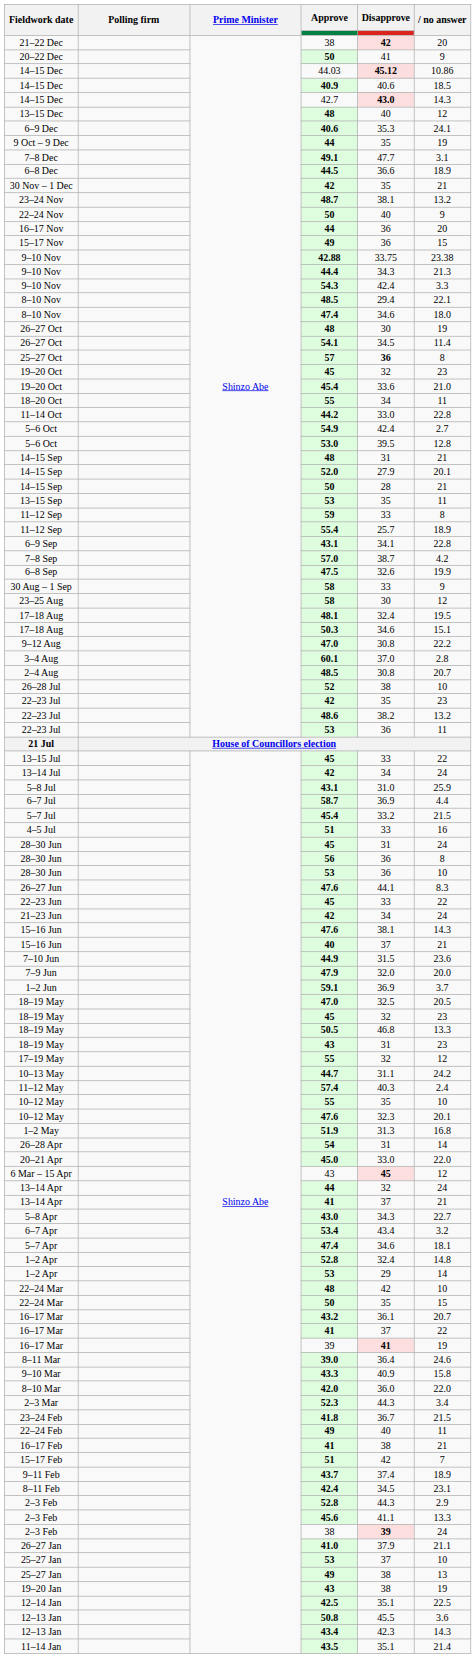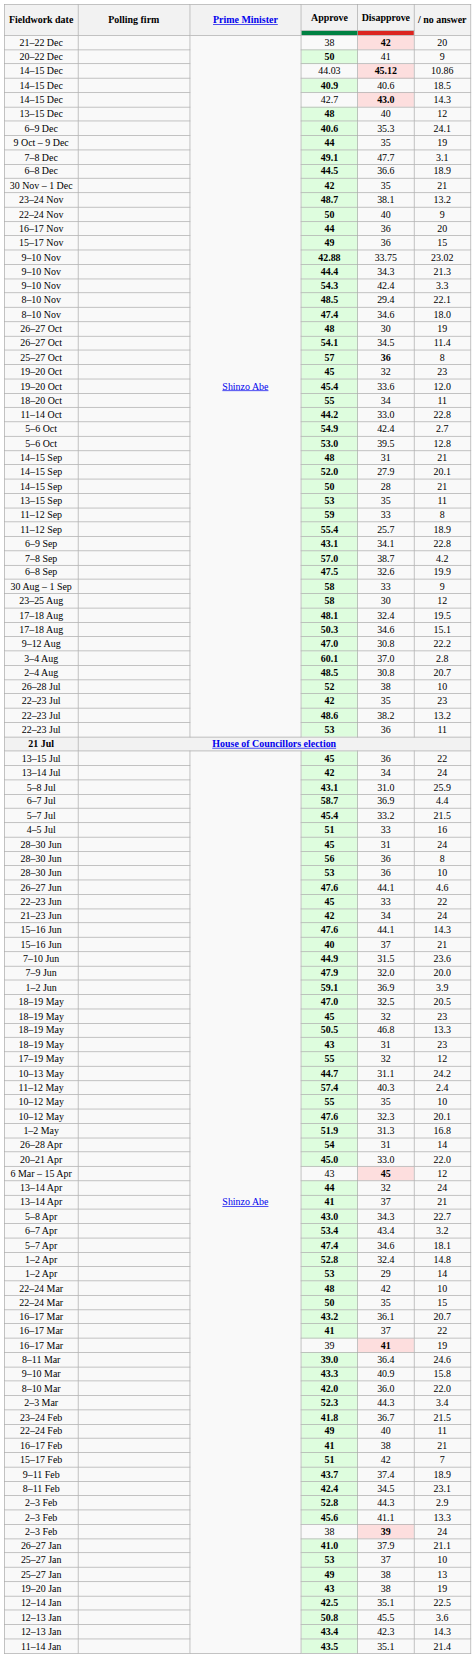(442, 258) 23.38 -> (442, 258) 23.02
(442, 386) 21.0 -> (442, 386) 12.0
(386, 759) 33 -> (386, 759) 36
(442, 888) 8.3 -> (442, 888) 4.6
(386, 930) 38.1 -> (386, 930) 44.1
(442, 988) 3.7 -> (442, 988) 3.9
